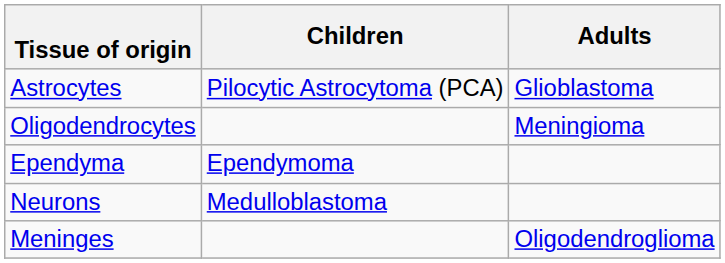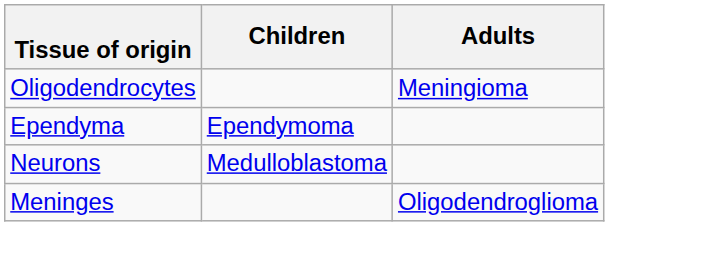- row: (66, 88)
